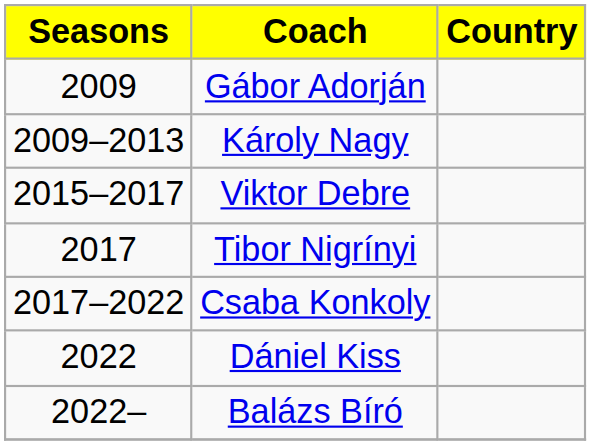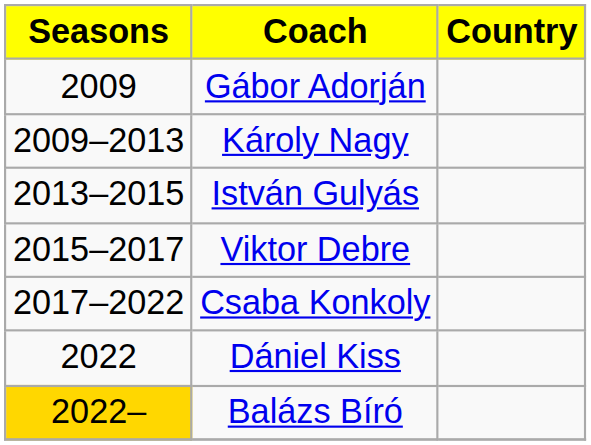+ row: (315, 194)
- row: (315, 248)
(99, 411) no background -> (99, 411) gold background
